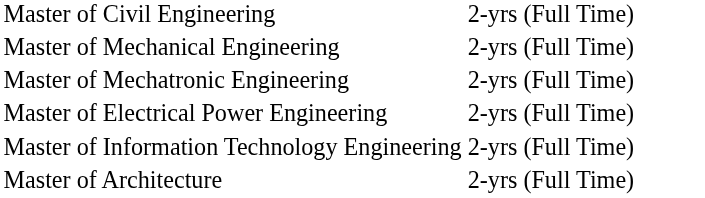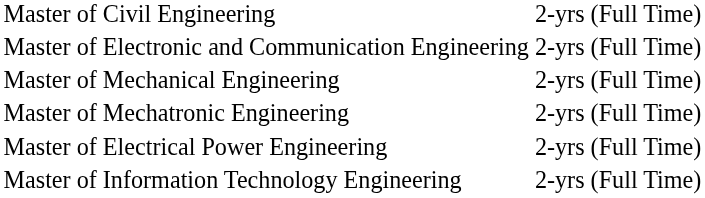+ row: (266, 47)
- row: (113, 179)
